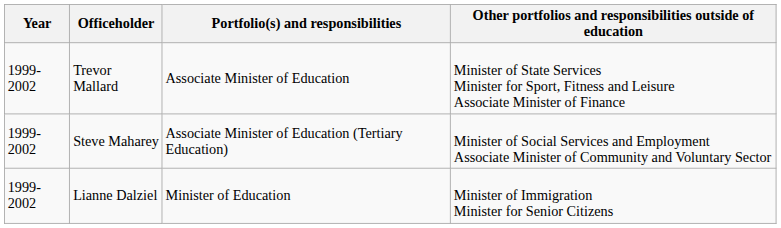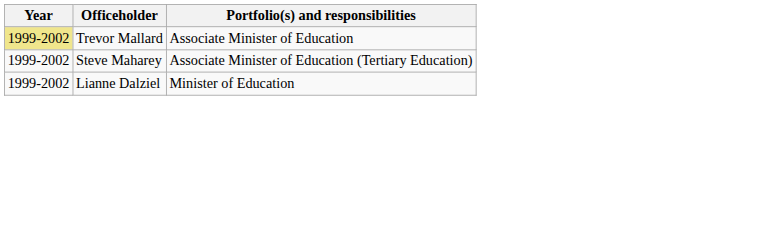- column: (613, 23)
(24, 78) no background -> (39, 38) khaki background
